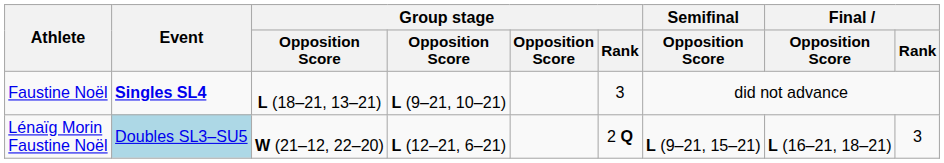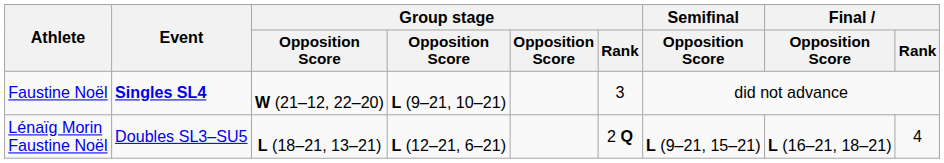(319, 102) L (18–21, 13–21) -> (319, 102) W (21–12, 22–20)
(181, 137) lightblue background -> (181, 137) no background
(319, 146) W (21–12, 22–20) -> (319, 146) L (18–21, 13–21)
(918, 137) 3 -> (918, 137) 4
